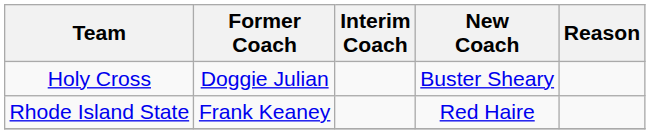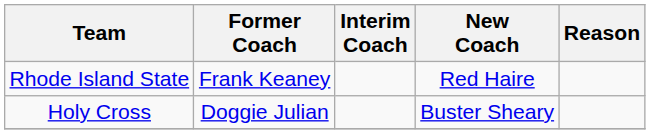rows swapped: (99, 78) <-> (99, 111)
